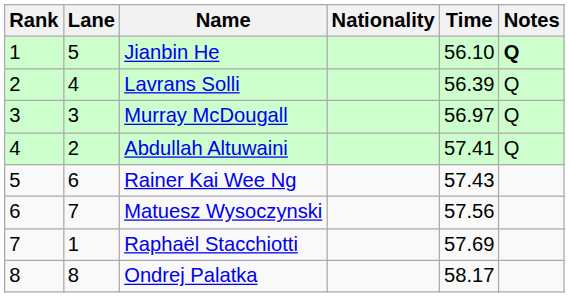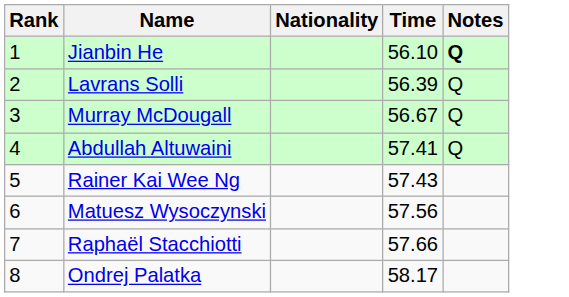- column: (91, 20)
(469, 116) 56.97 -> (413, 116) 56.67
(469, 244) 57.69 -> (413, 244) 57.66
